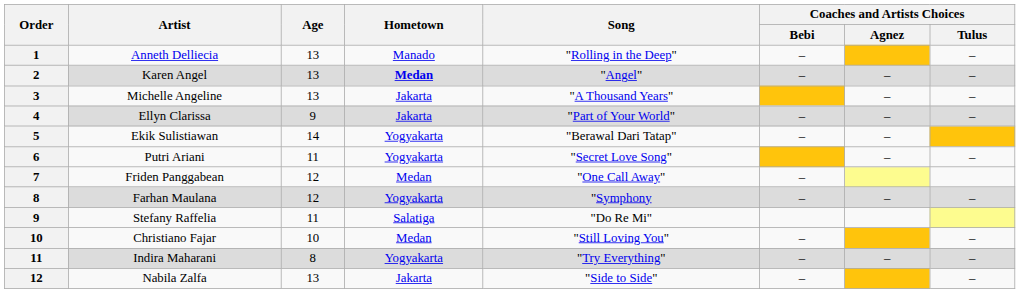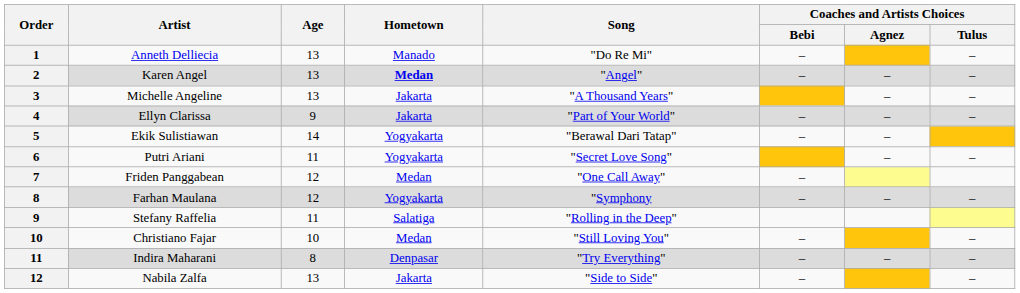(621, 55) "Rolling in the Deep" -> (621, 55) "Do Re Mi"
(621, 217) "Do Re Mi" -> (621, 217) "Rolling in the Deep"
(414, 258) Yogyakarta -> (414, 258) Denpasar
